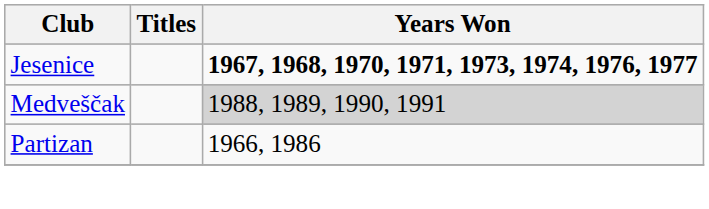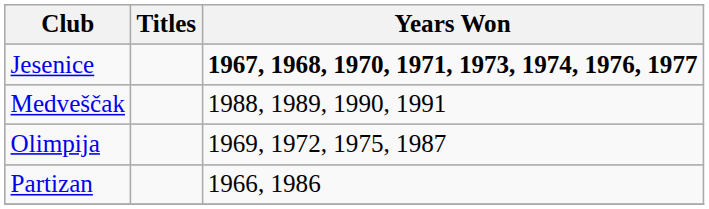(327, 104) lightgrey background -> (327, 104) no background
+ row: (55, 143)
